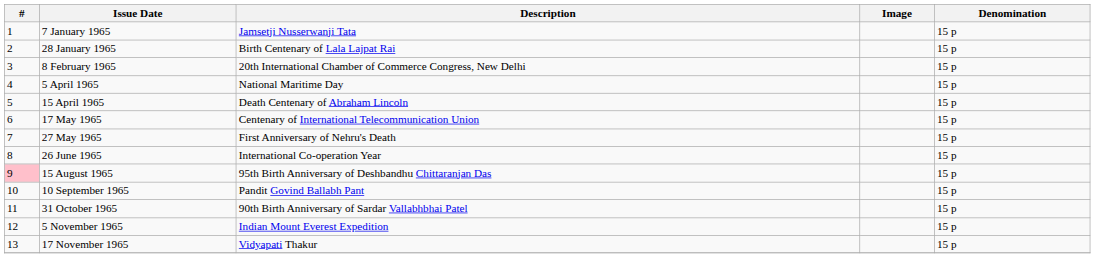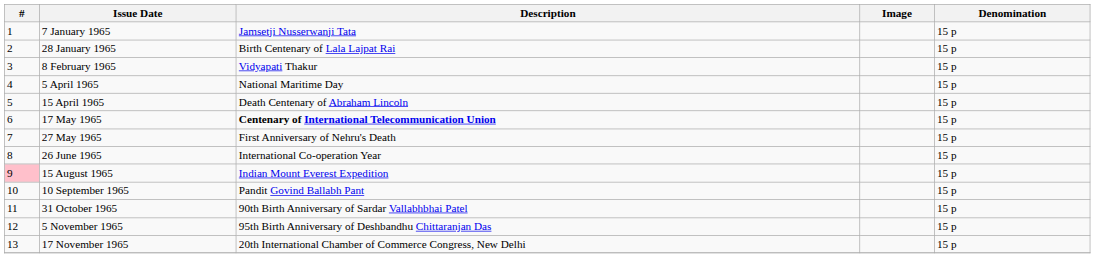(382, 66) 20th International Chamber of Commerce Congress, New Delhi -> (278, 66) Vidyapati Thakur
(359, 119) normal -> (367, 119) bold
(365, 173) 95th Birth Anniversary of Deshbandhu Chittaranjan Das -> (314, 173) Indian Mount Everest Expedition
(314, 226) Indian Mount Everest Expedition -> (365, 226) 95th Birth Anniversary of Deshbandhu Chittaranjan Das
(278, 244) Vidyapati Thakur -> (382, 244) 20th International Chamber of Commerce Congress, New Delhi
